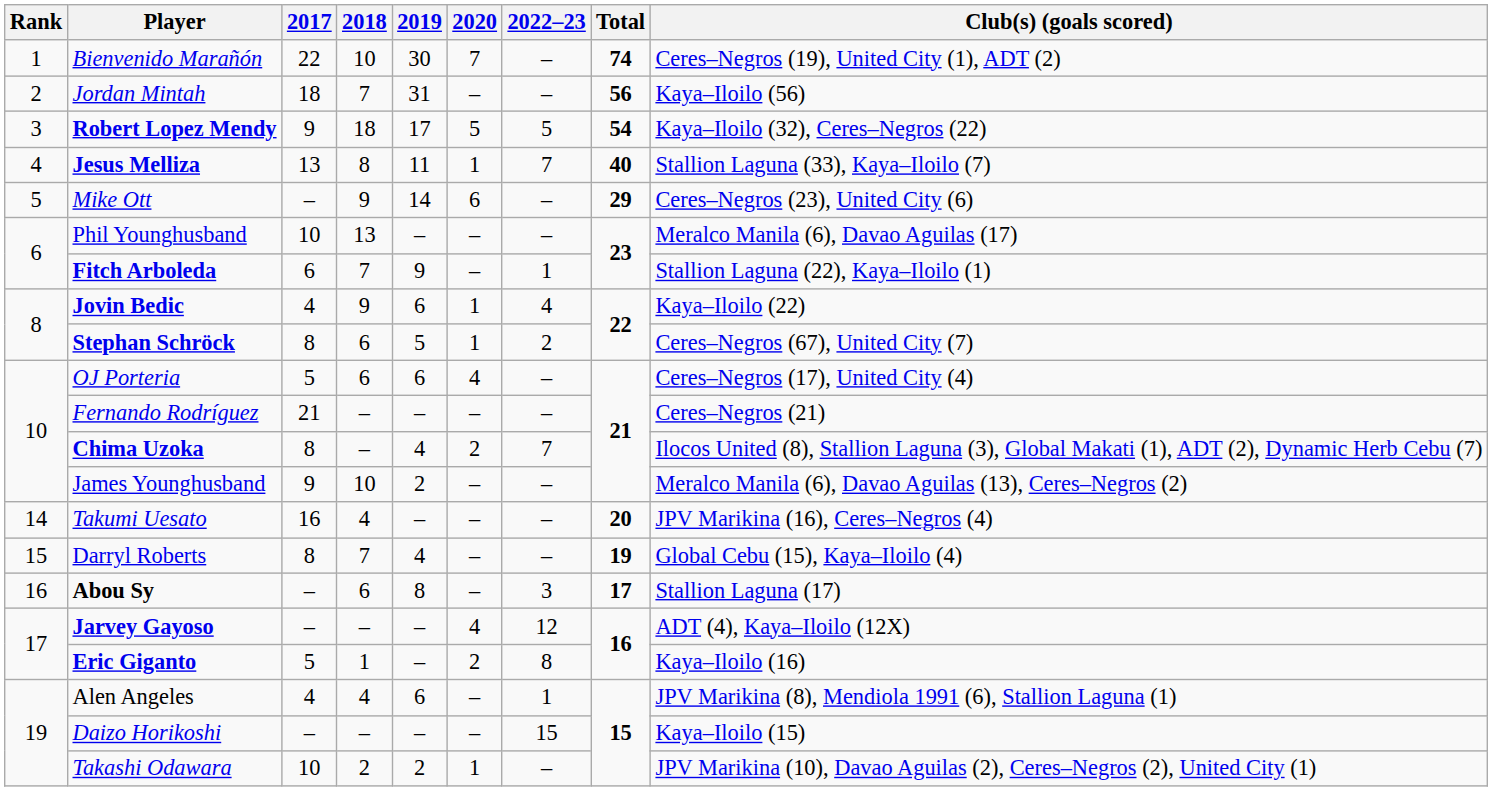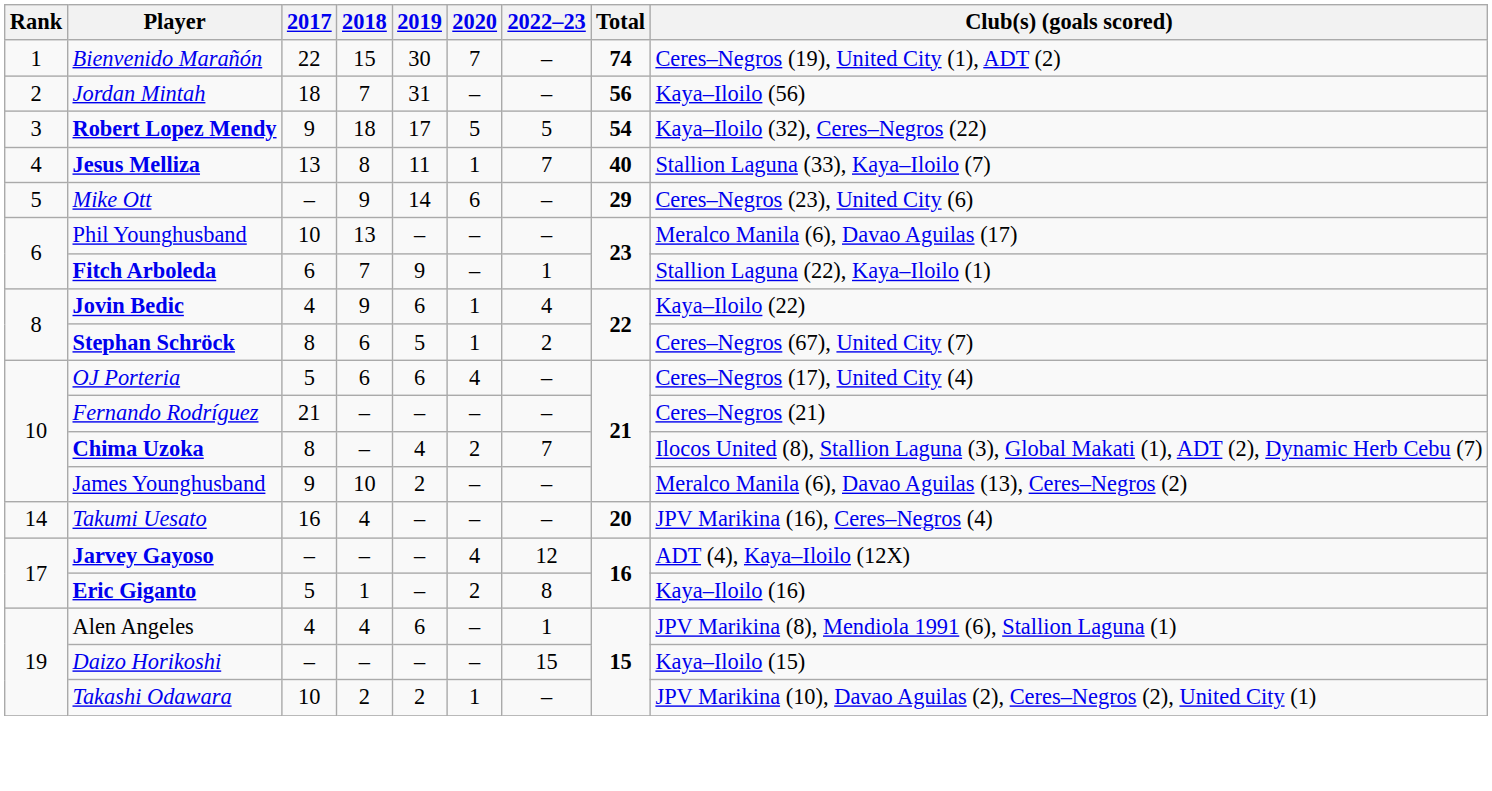(364, 57) 10 -> (364, 57) 15
- row: (139, 555)
- row: (113, 590)
